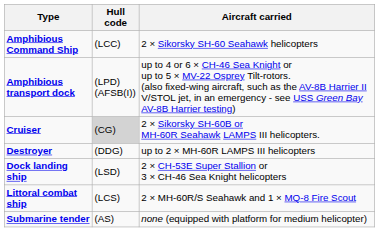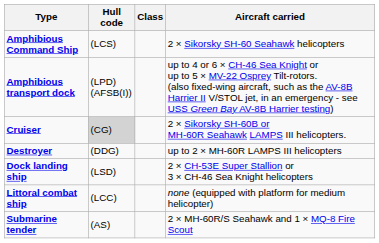+ column: (150, 17)
(108, 44) (LCC) -> (103, 44) (LCS)
(107, 198) (LCS) -> (104, 198) (LCC)
(249, 198) 2 × MH-60R/S Seahawk and 1 × MQ-8 Fire Scout -> (256, 198) none (equipped with platform for medium helicopter)
(254, 219) none (equipped with platform for medium helicopter) -> (261, 224) 2 × MH-60R/S Seahawk and 1 × MQ-8 Fire Scout
